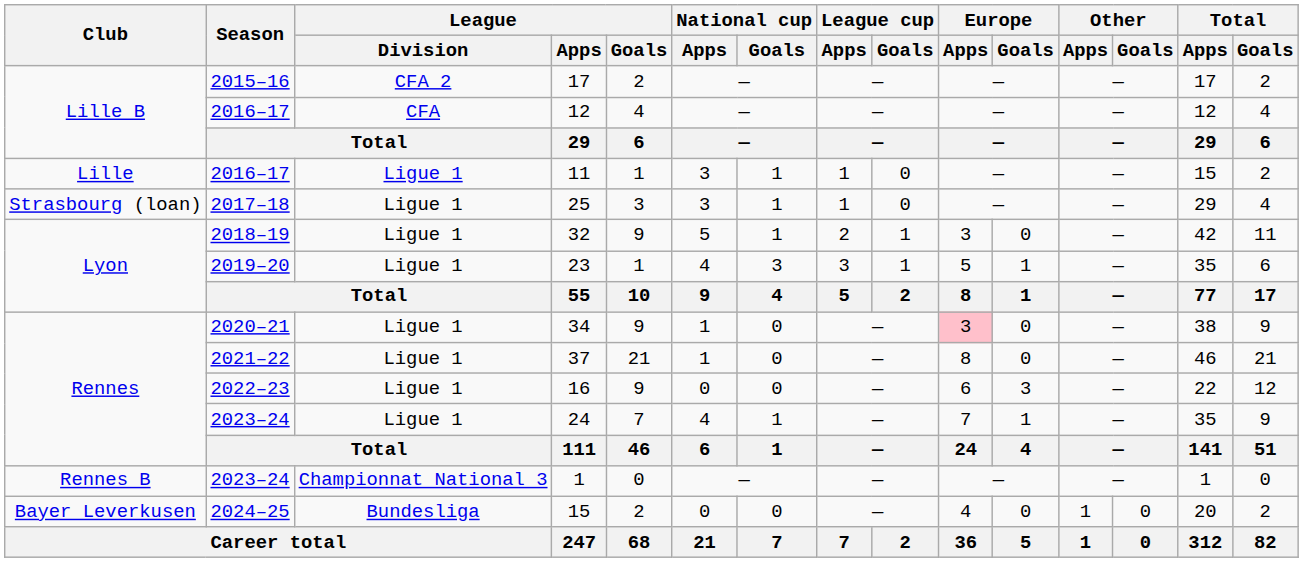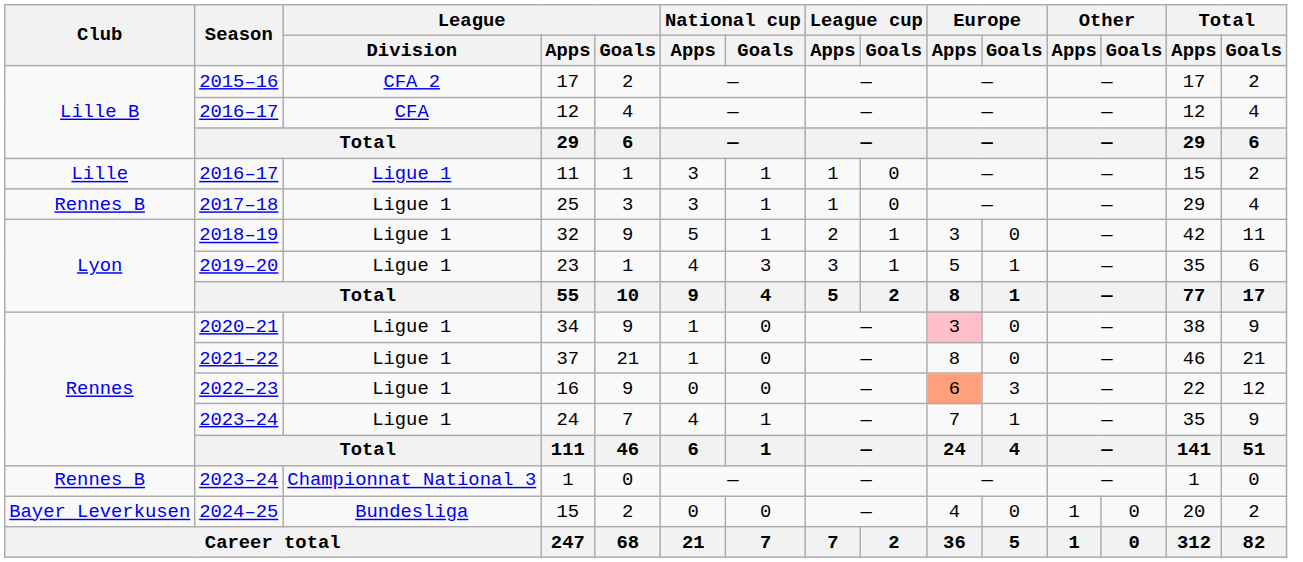(105, 204) Strasbourg (loan) -> (100, 204) Rennes B
(966, 389) no background -> (954, 389) lightsalmon background
